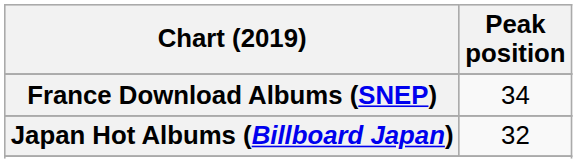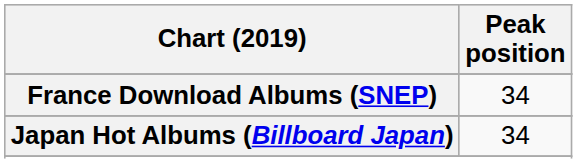(515, 135) 32 -> (515, 135) 34
